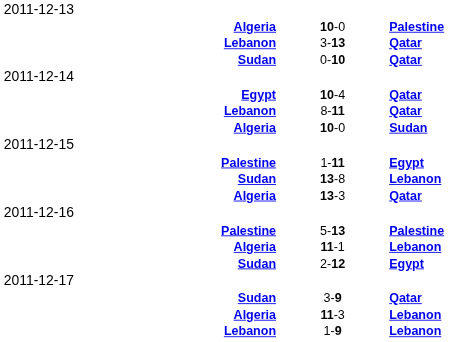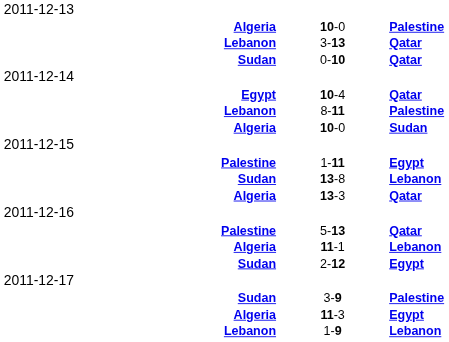(406, 111) Qatar -> (417, 111) Palestine
(417, 230) Palestine -> (406, 230) Qatar
(406, 298) Qatar -> (417, 298) Palestine
(415, 315) Lebanon -> (407, 315) Egypt
